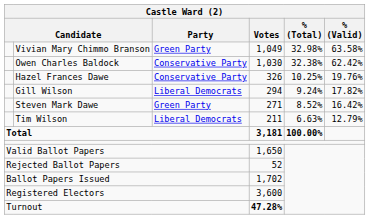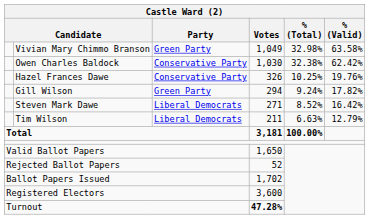(198, 91) Liberal Democrats -> (182, 91) Green Party
(182, 105) Green Party -> (198, 105) Liberal Democrats
